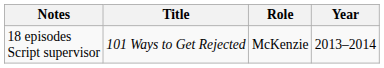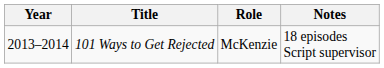columns swapped: (345, 15) <-> (54, 15)
